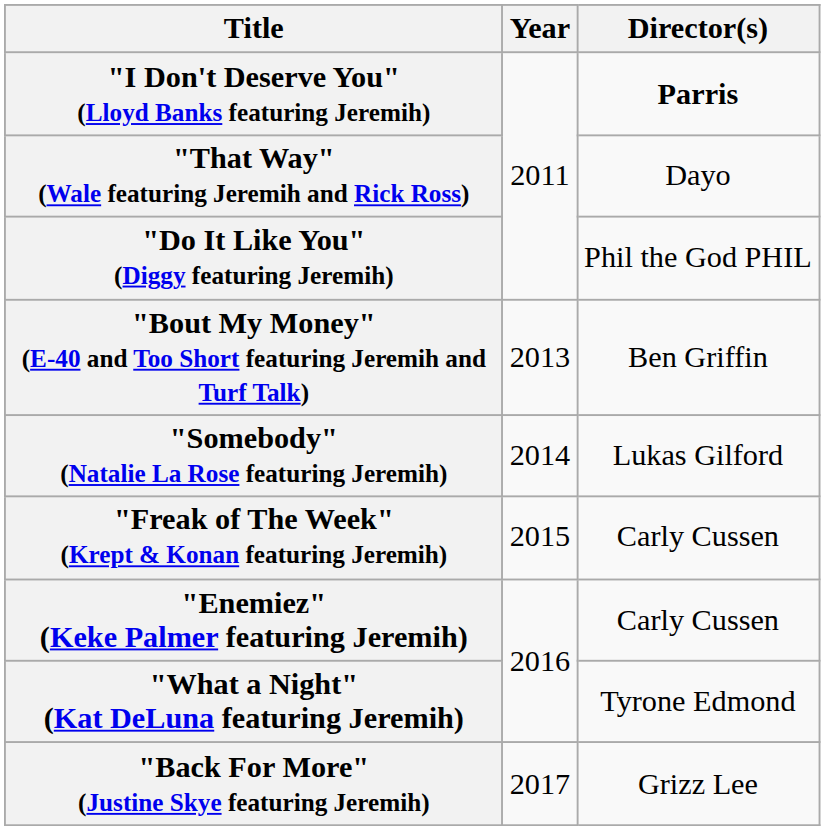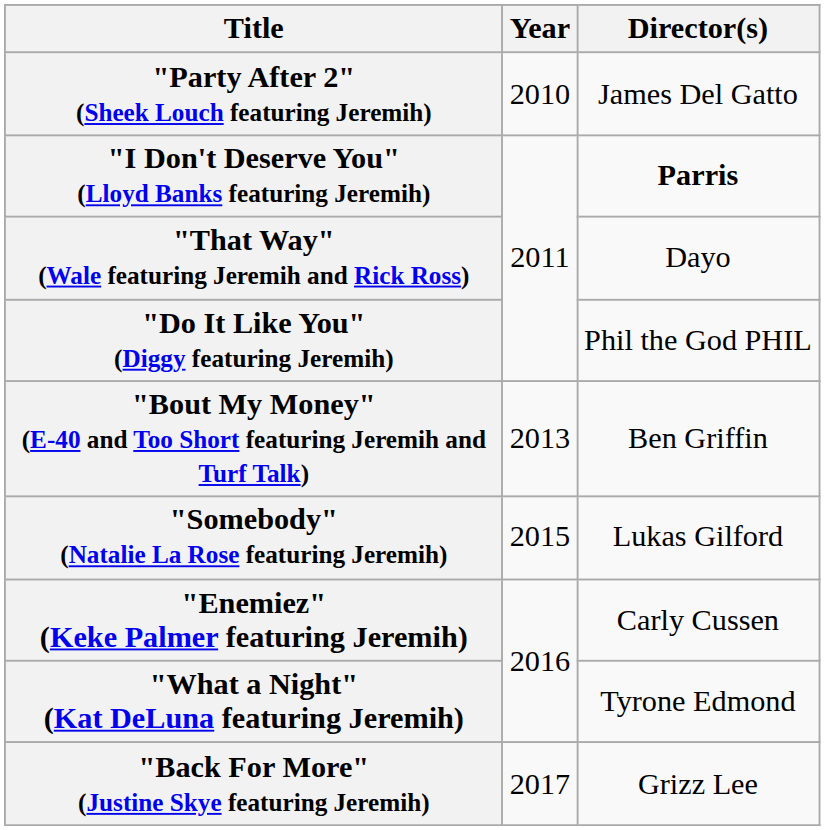+ row: (254, 93)
(540, 455) 2014 -> (540, 537) 2015
- row: (254, 537)
